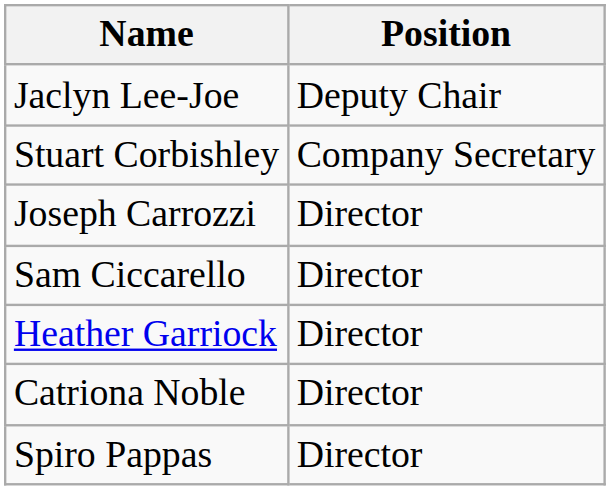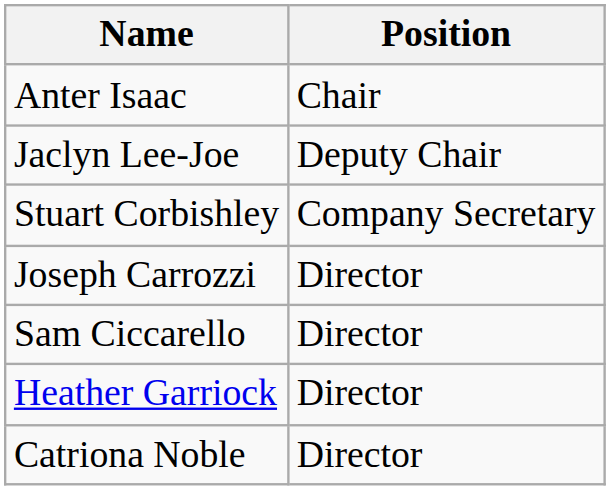+ row: (100, 94)
- row: (113, 453)
